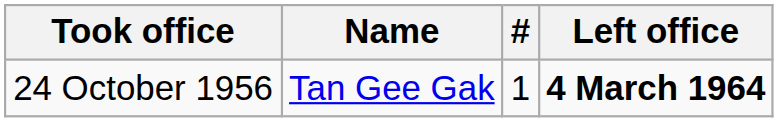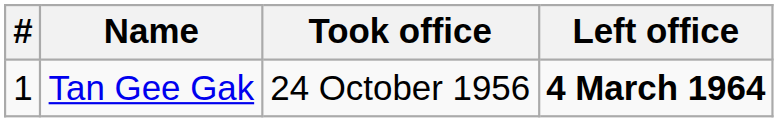columns swapped: (520, 32) <-> (143, 32)
